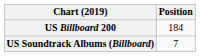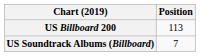(176, 28) 184 -> (176, 28) 113
